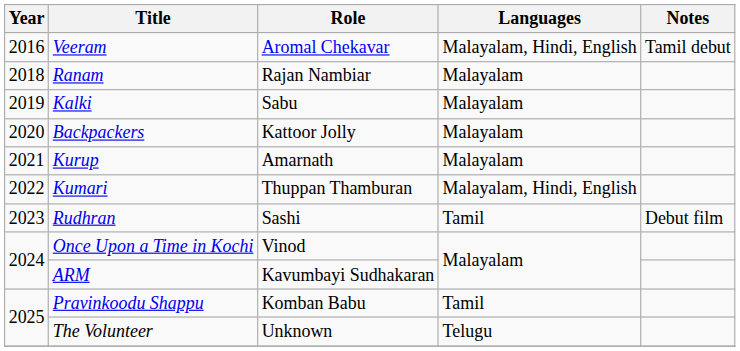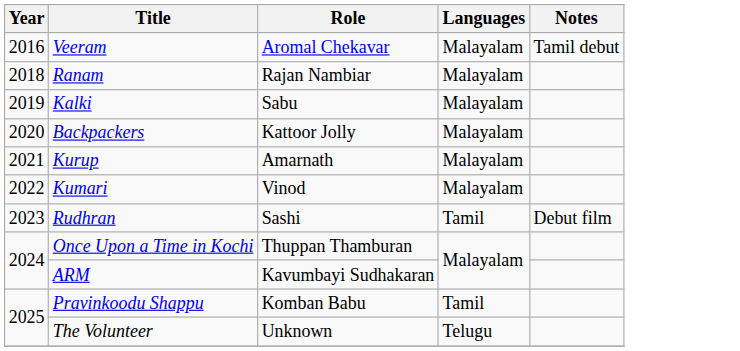(540, 47) Malayalam, Hindi, English -> (483, 47) Malayalam
(337, 189) Thuppan Thamburan -> (284, 189) Vinod
(540, 189) Malayalam, Hindi, English -> (483, 189) Malayalam
(284, 246) Vinod -> (337, 246) Thuppan Thamburan
